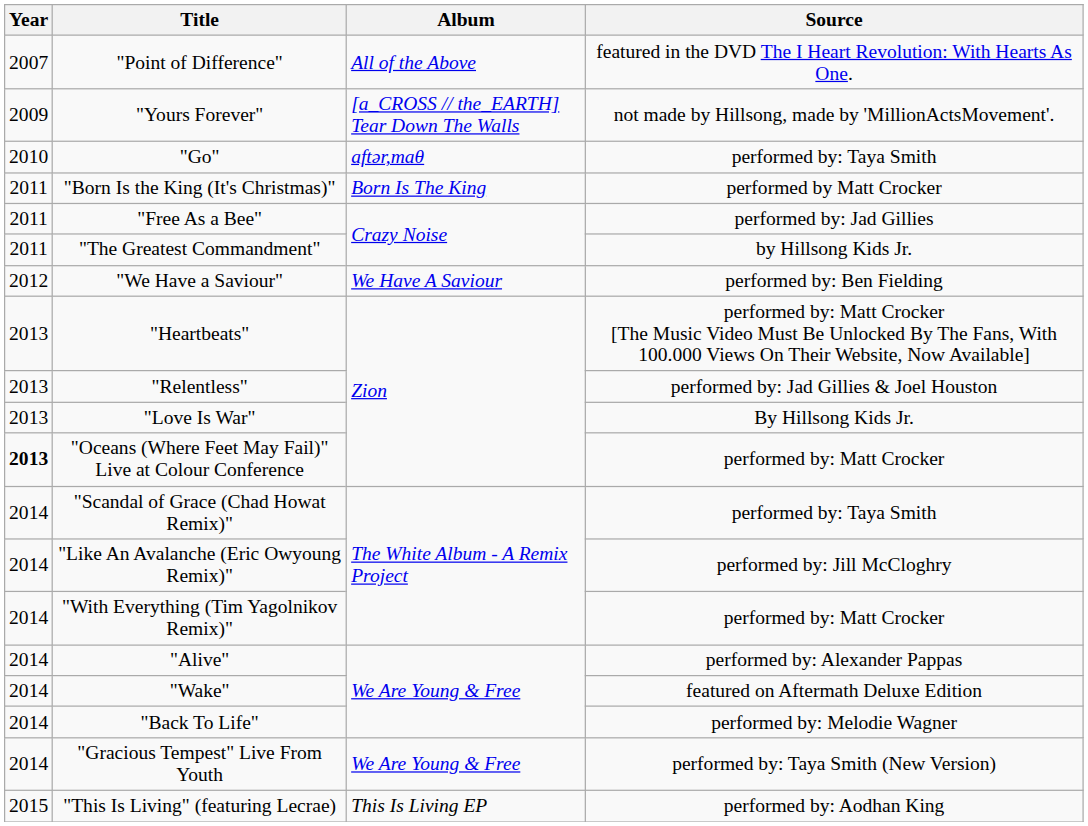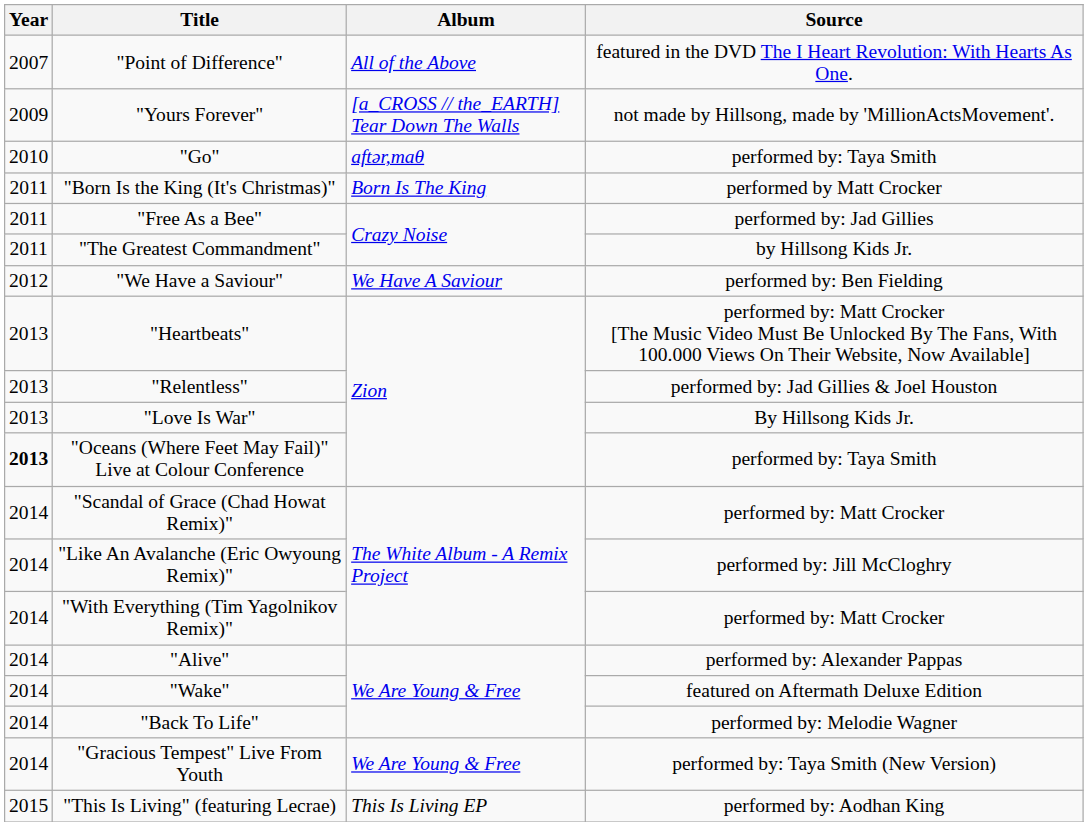(834, 459) performed by: Matt Crocker -> (834, 459) performed by: Taya Smith
(834, 512) performed by: Taya Smith -> (834, 512) performed by: Matt Crocker
